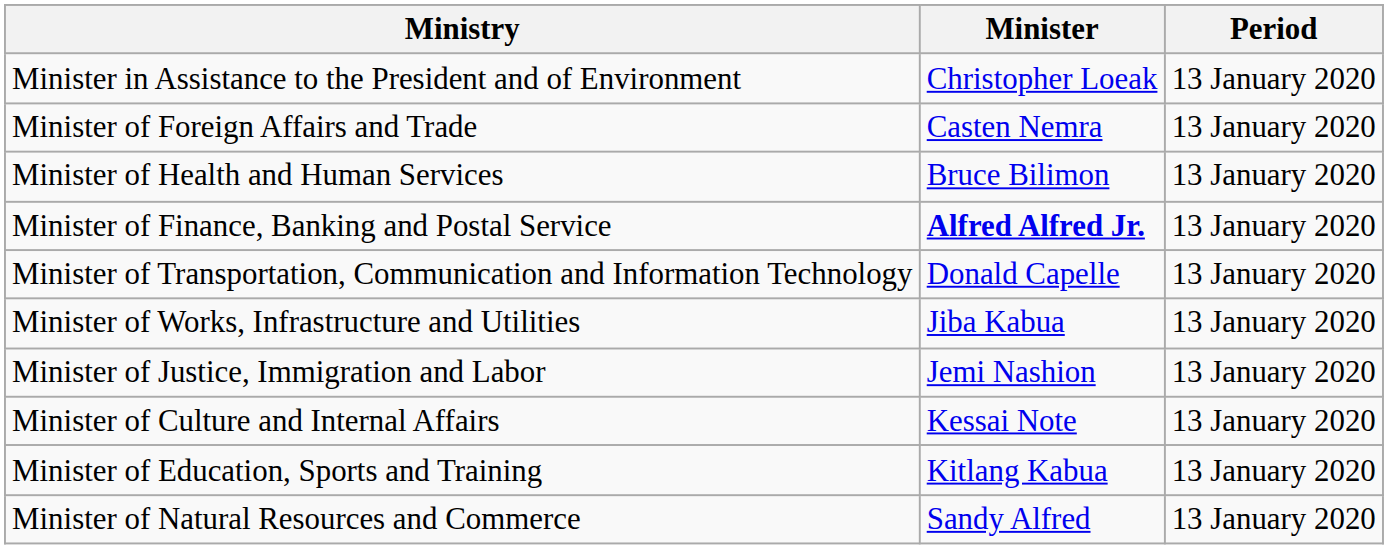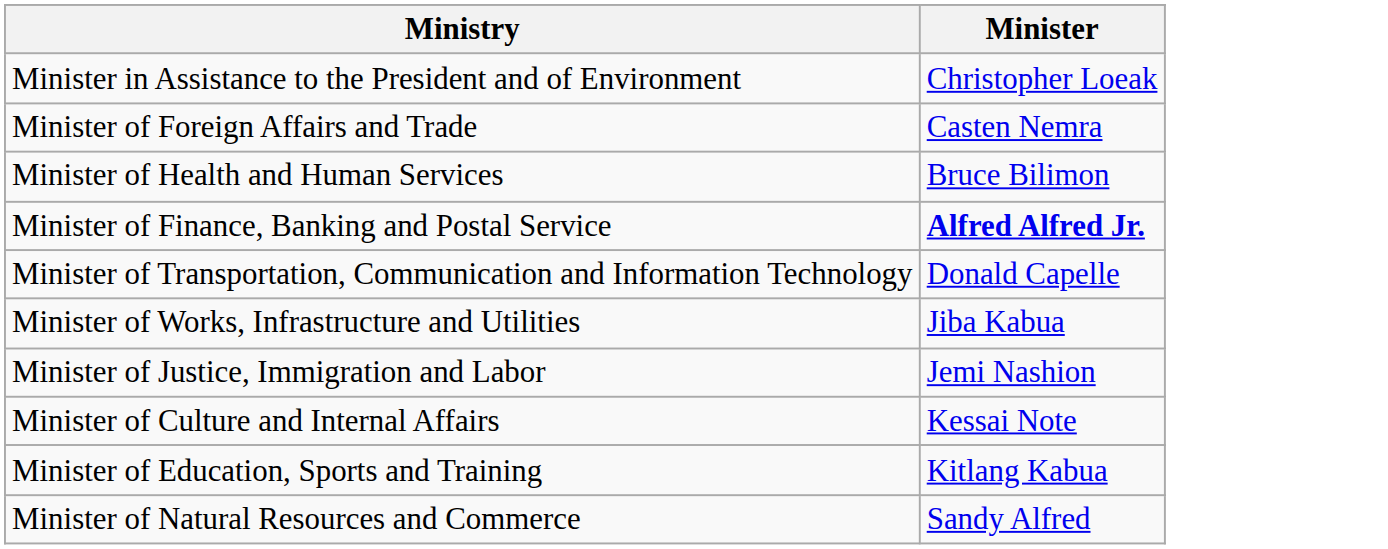- column: (1274, 28)
